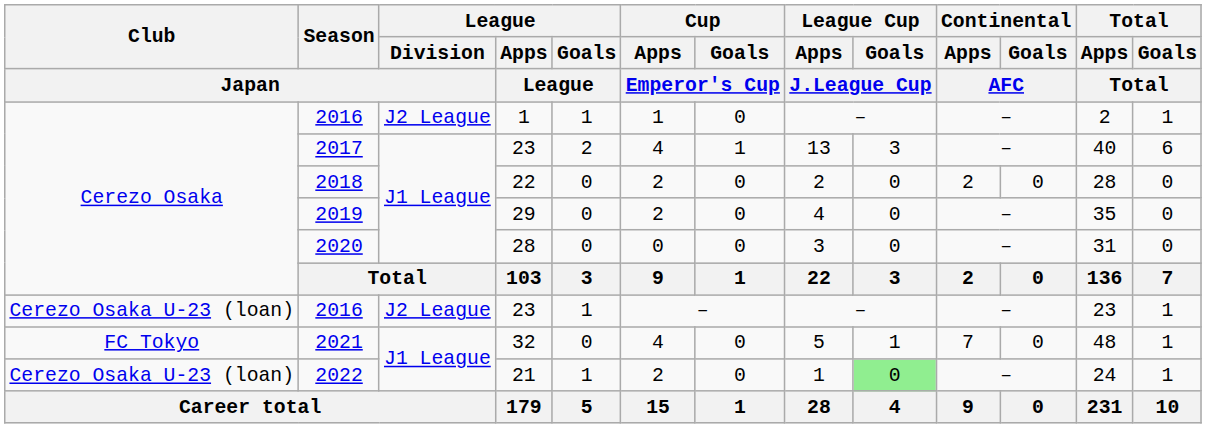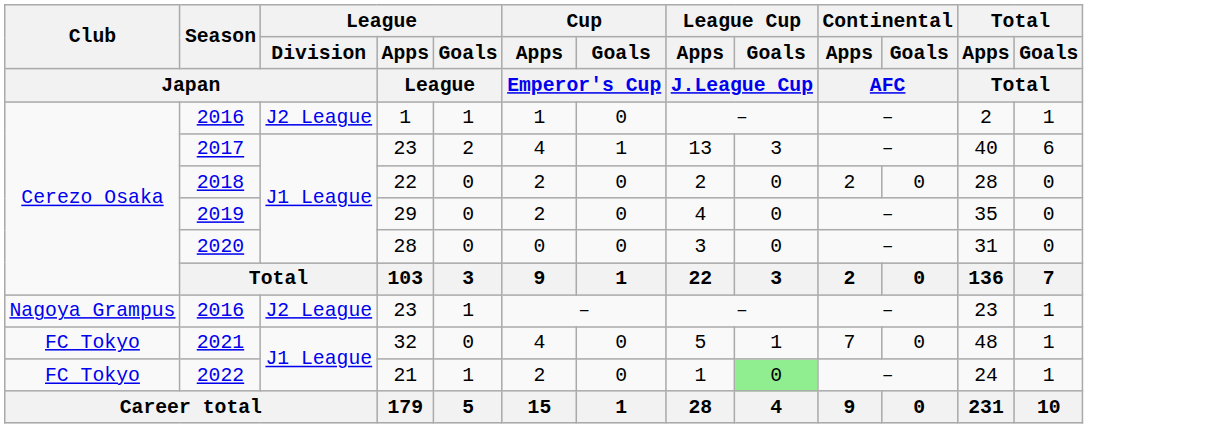(152, 311) Cerezo Osaka U-23 (loan) -> (92, 311) Nagoya Grampus
(152, 375) Cerezo Osaka U-23 (loan) -> (92, 375) FC Tokyo
